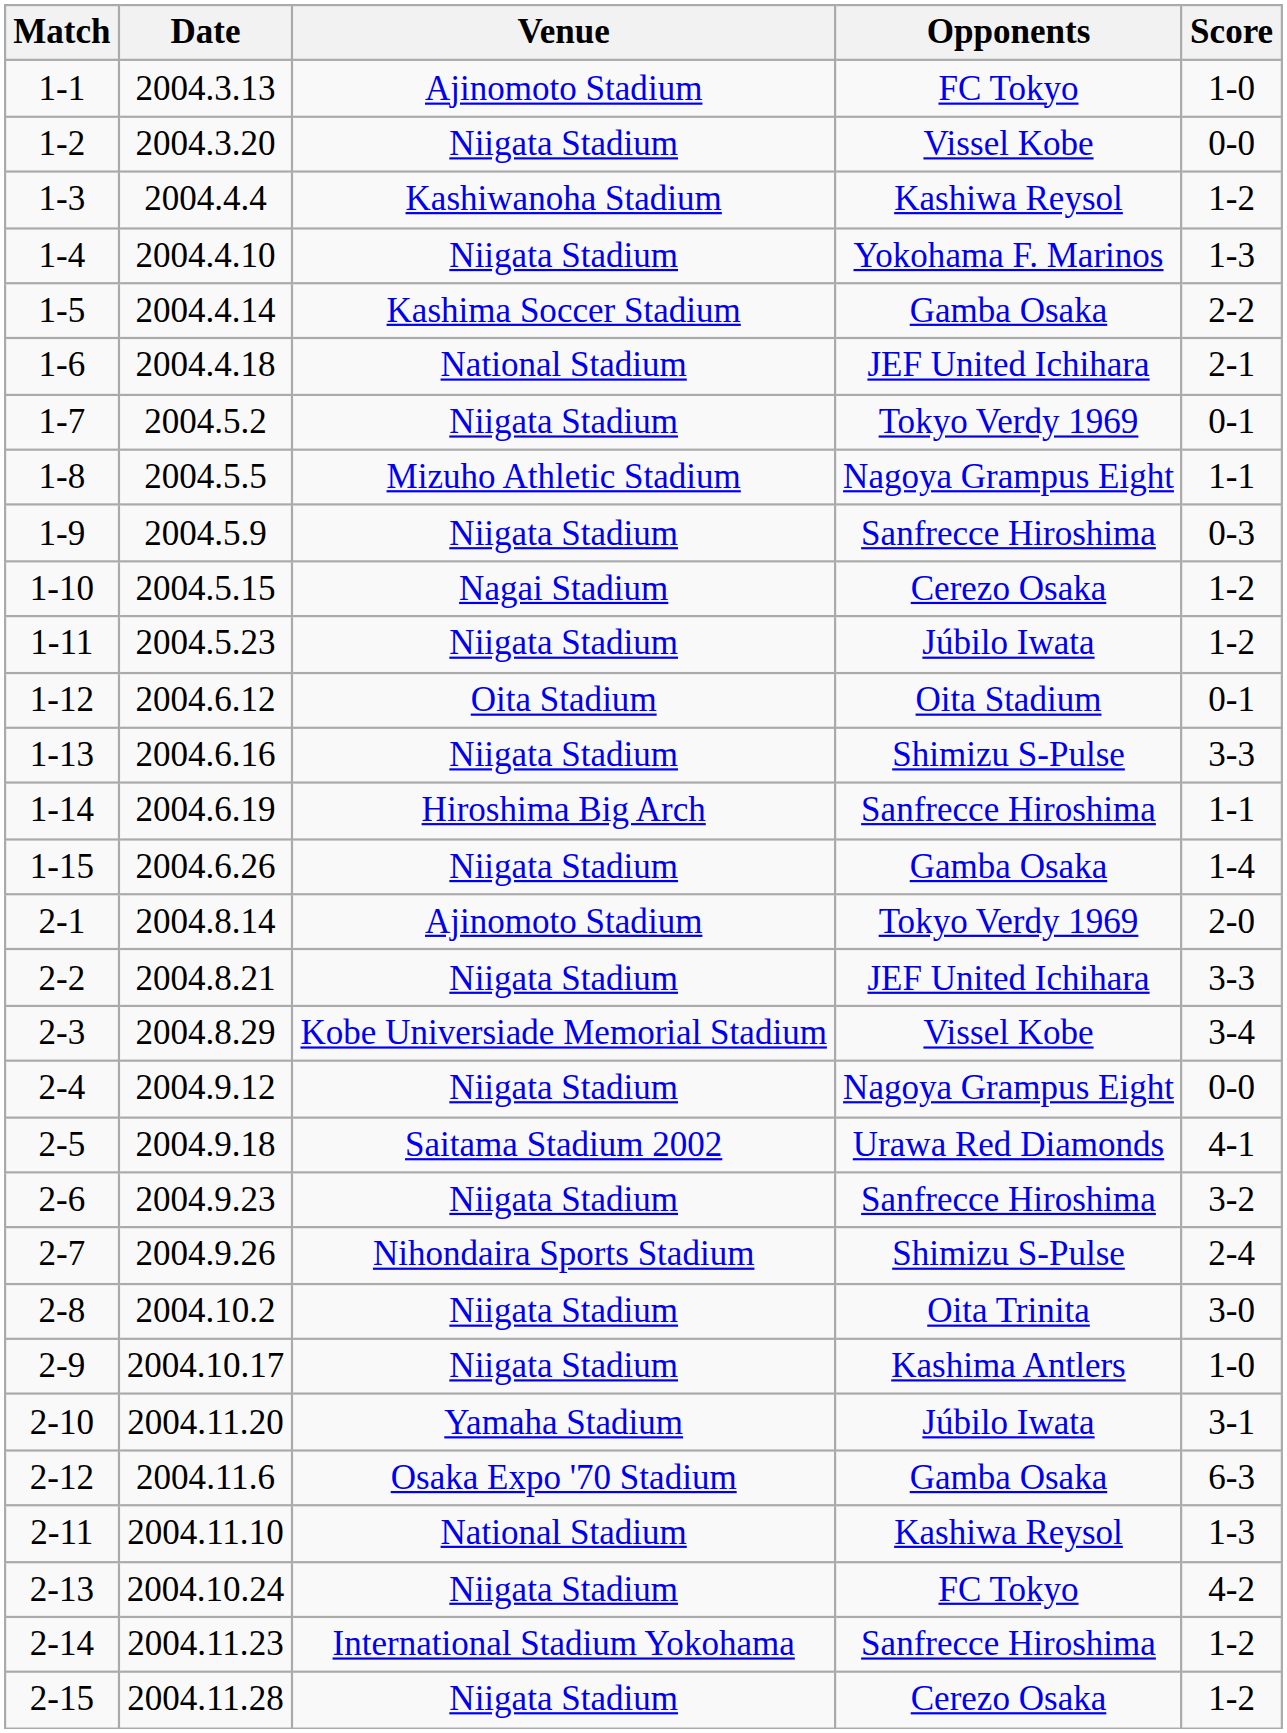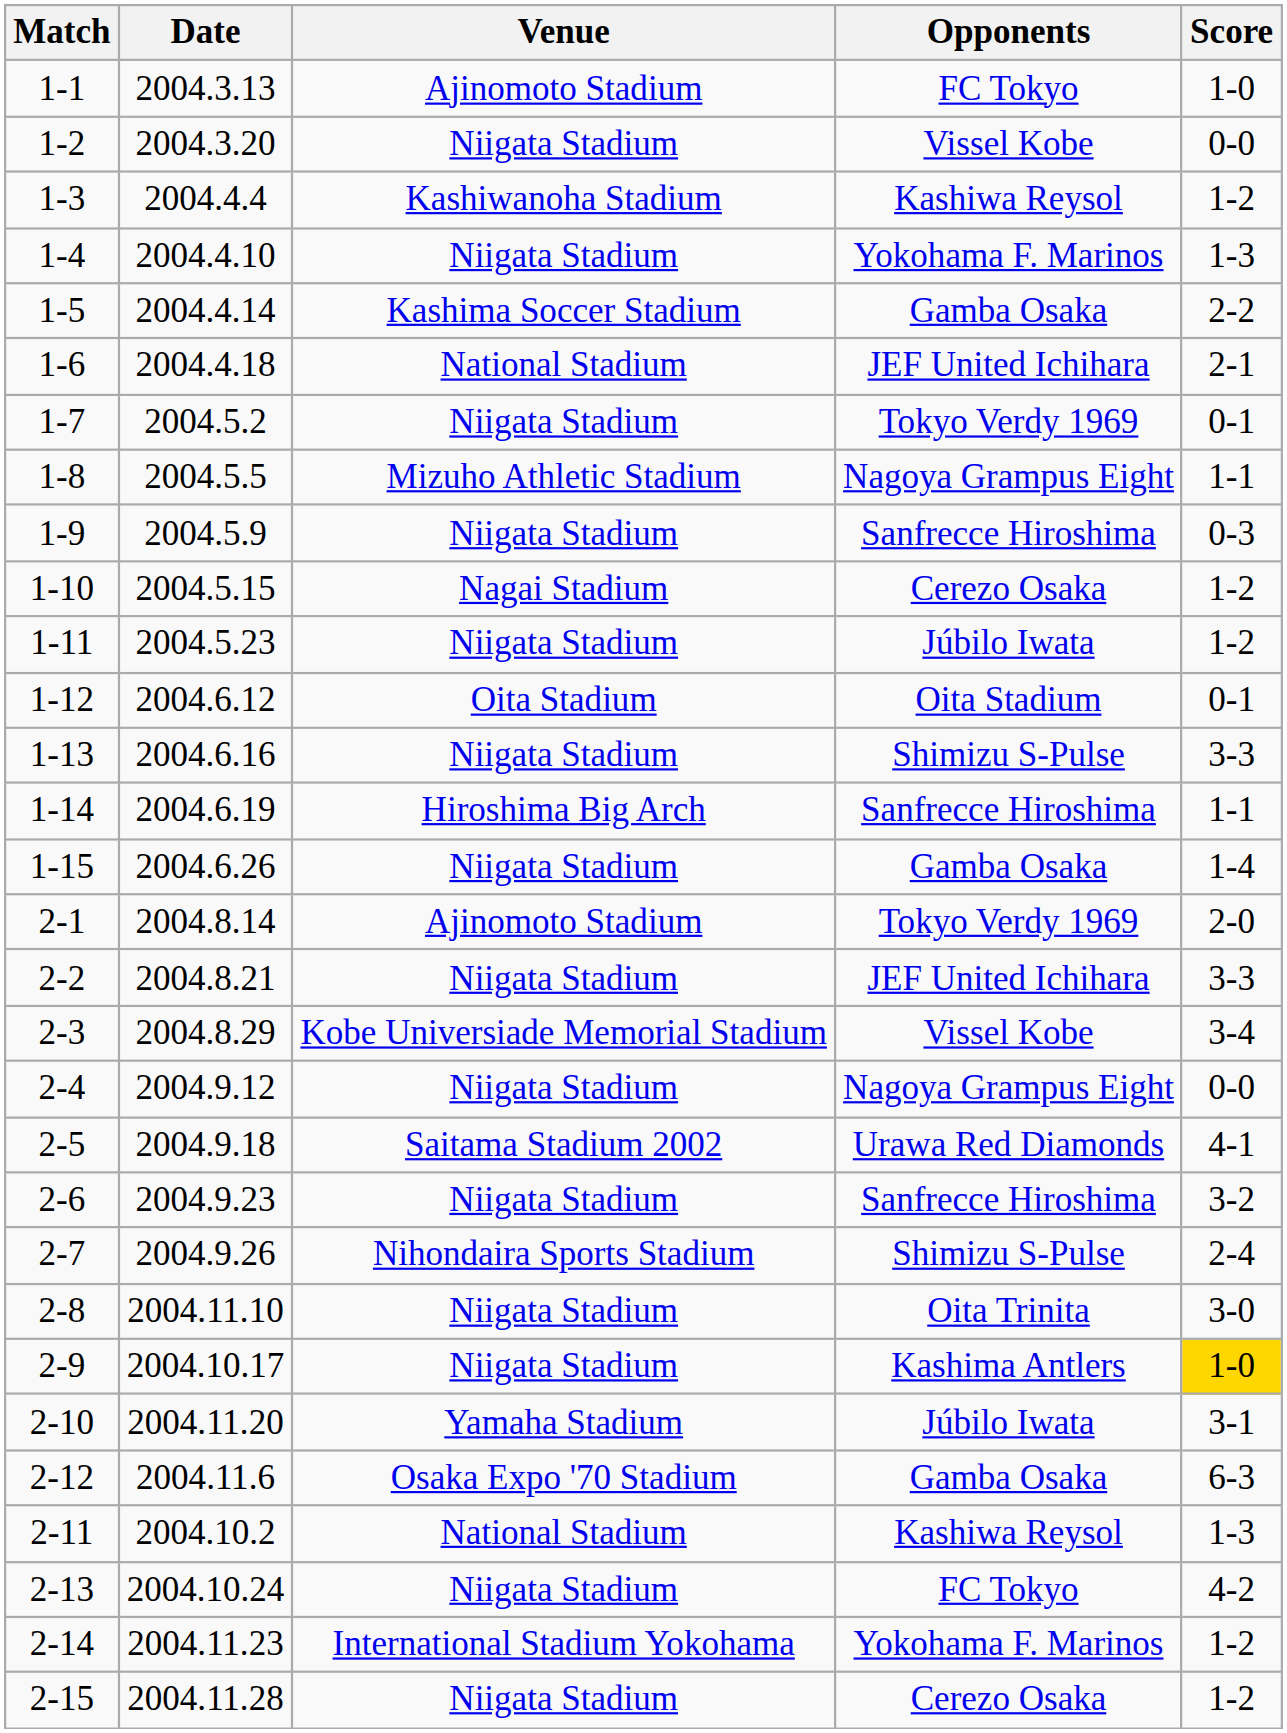(205, 1310) 2004.10.2 -> (205, 1310) 2004.11.10
(1232, 1365) no background -> (1232, 1365) gold background
(205, 1532) 2004.11.10 -> (205, 1532) 2004.10.2
(1009, 1643) Sanfrecce Hiroshima -> (1009, 1643) Yokohama F. Marinos
